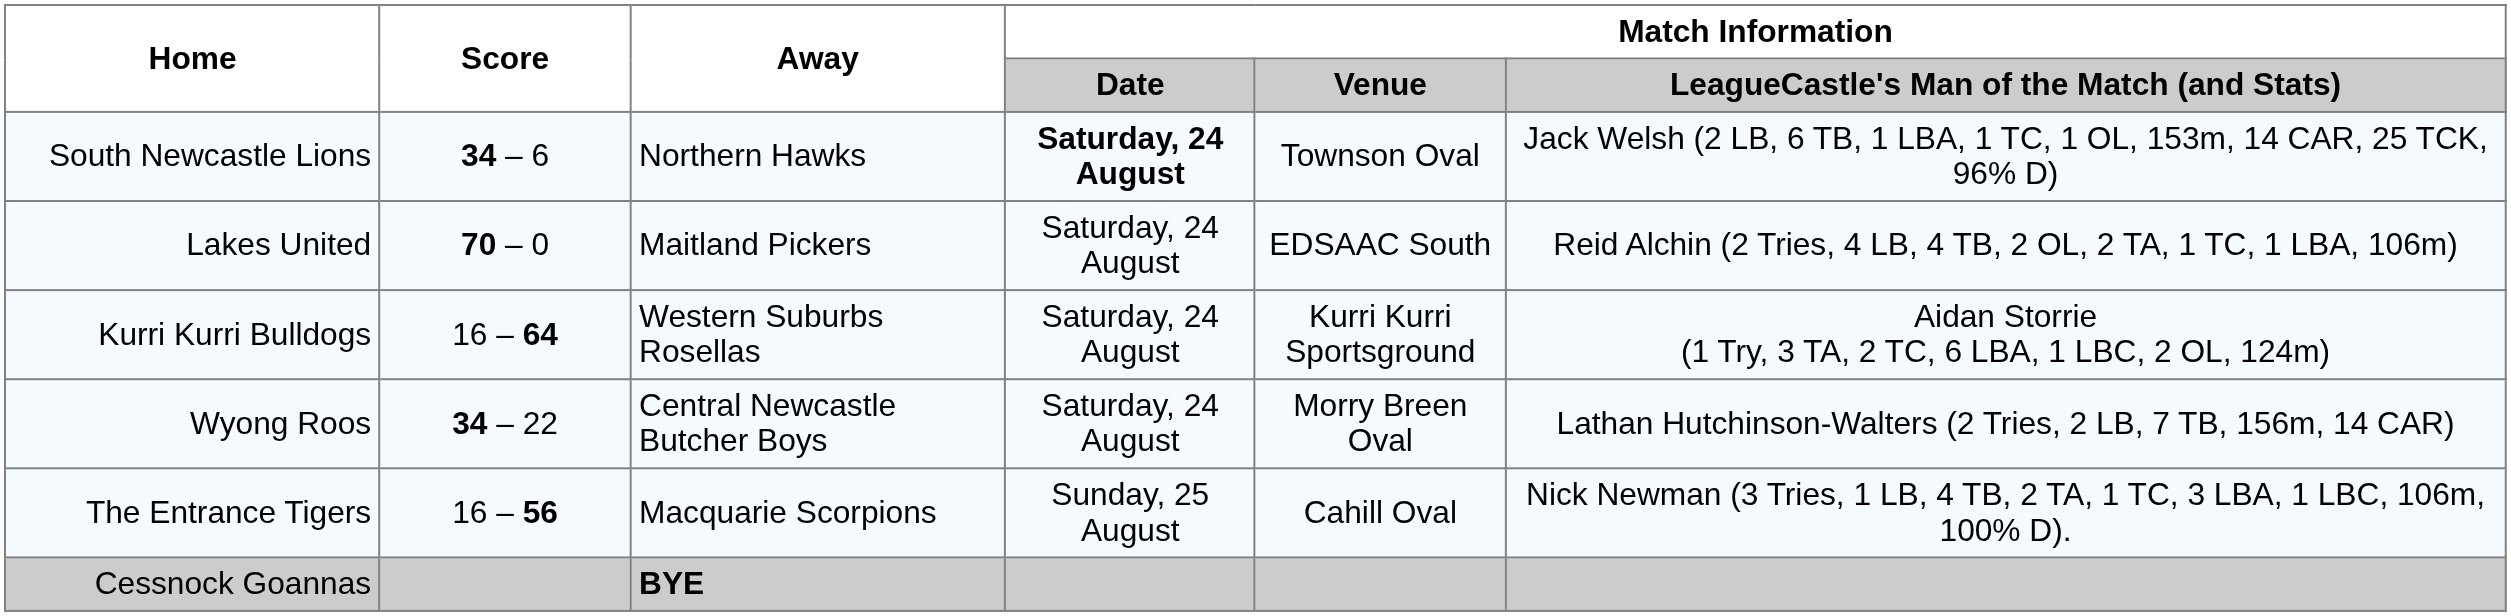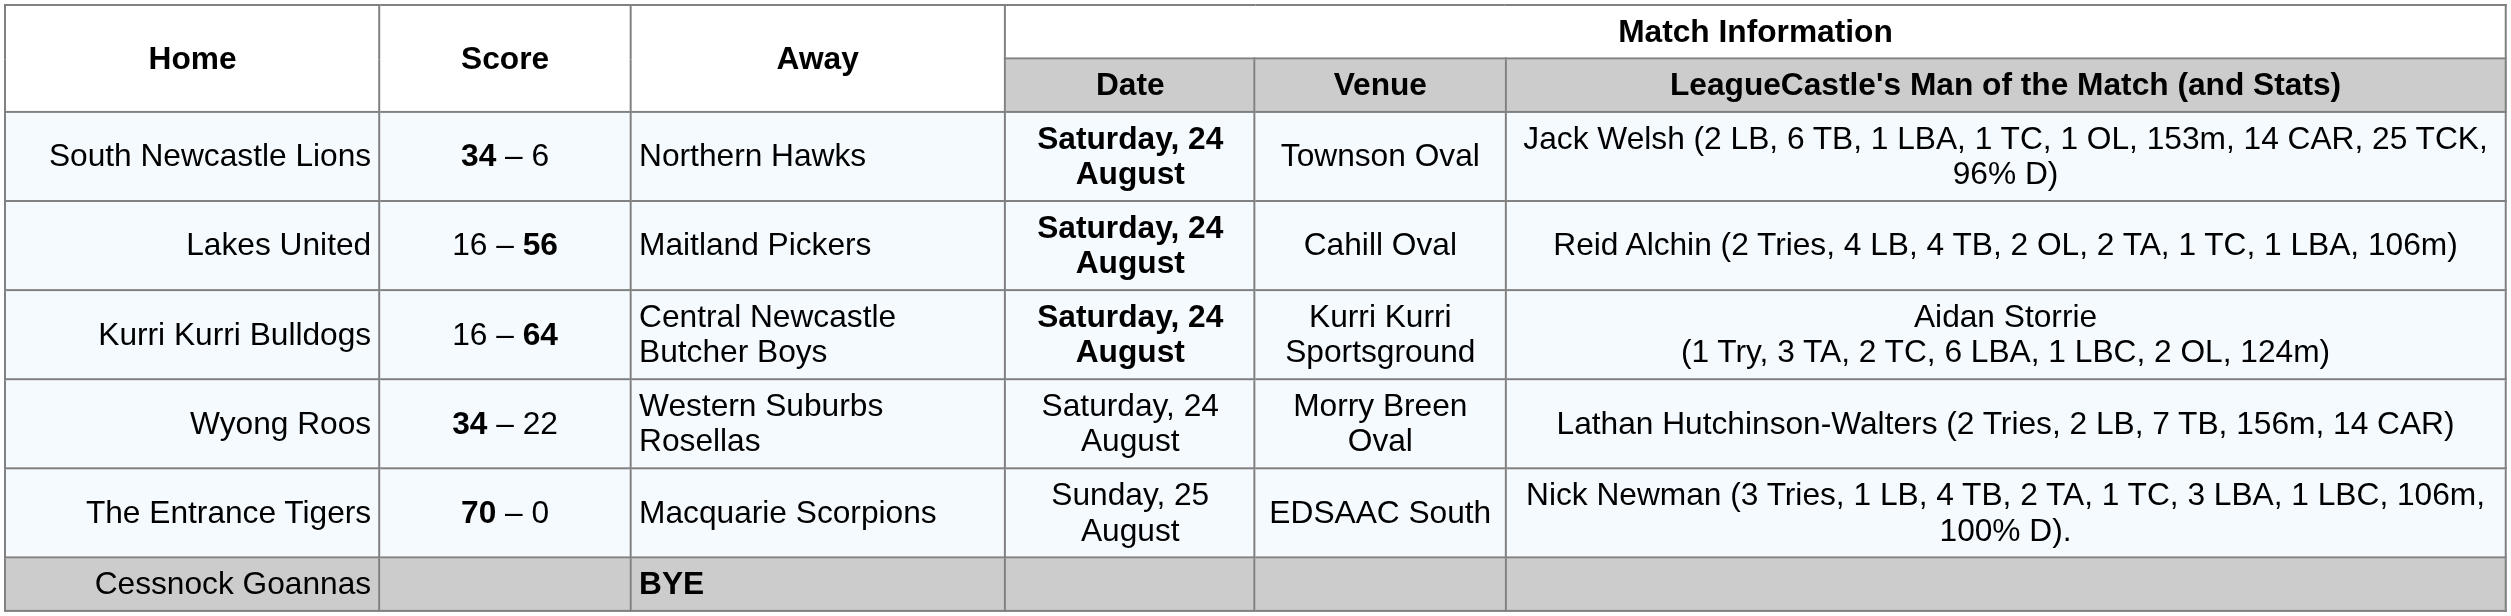(505, 245) 70 – 0 -> (505, 245) 16 – 56
(1130, 245) normal -> (1130, 245) bold
(1380, 245) EDSAAC South -> (1380, 245) Cahill Oval
(761, 334) Western Suburbs Rosellas -> (768, 334) Central Newcastle Butcher Boys
(1130, 334) normal -> (1130, 334) bold
(768, 423) Central Newcastle Butcher Boys -> (761, 423) Western Suburbs Rosellas
(505, 512) 16 – 56 -> (505, 512) 70 – 0
(1380, 512) Cahill Oval -> (1380, 512) EDSAAC South
